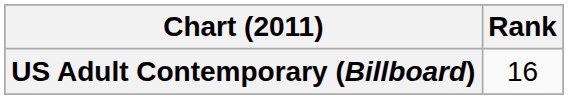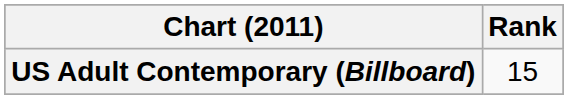(523, 71) 16 -> (523, 71) 15
